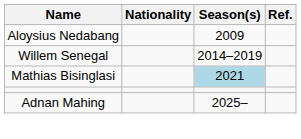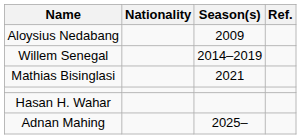(230, 76) lightblue background -> (230, 76) no background
+ row: (63, 102)
